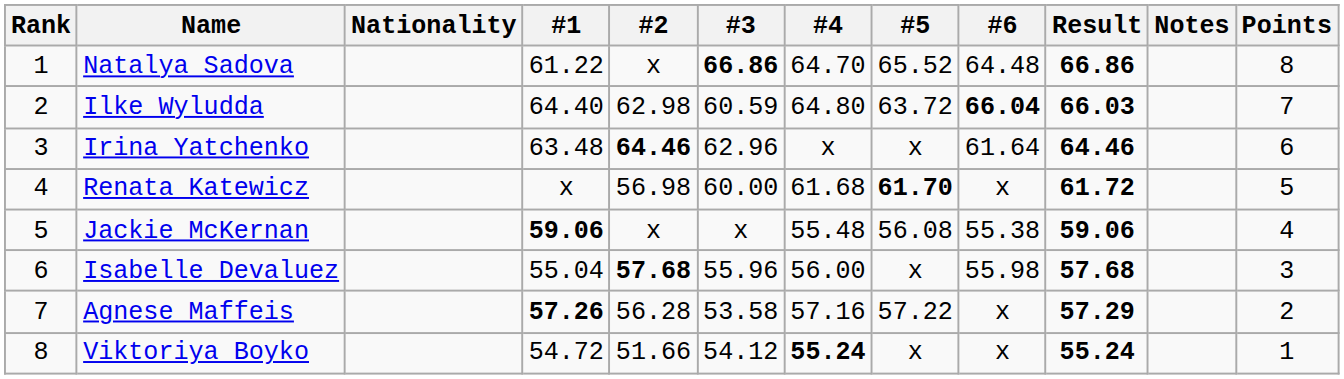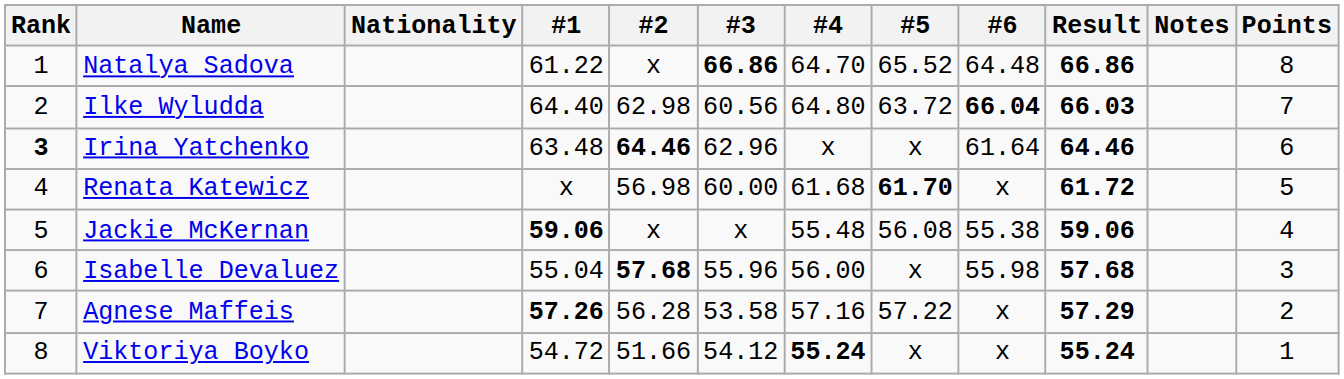(741, 107) 60.59 -> (741, 107) 60.56
(41, 148) normal -> (41, 148) bold
